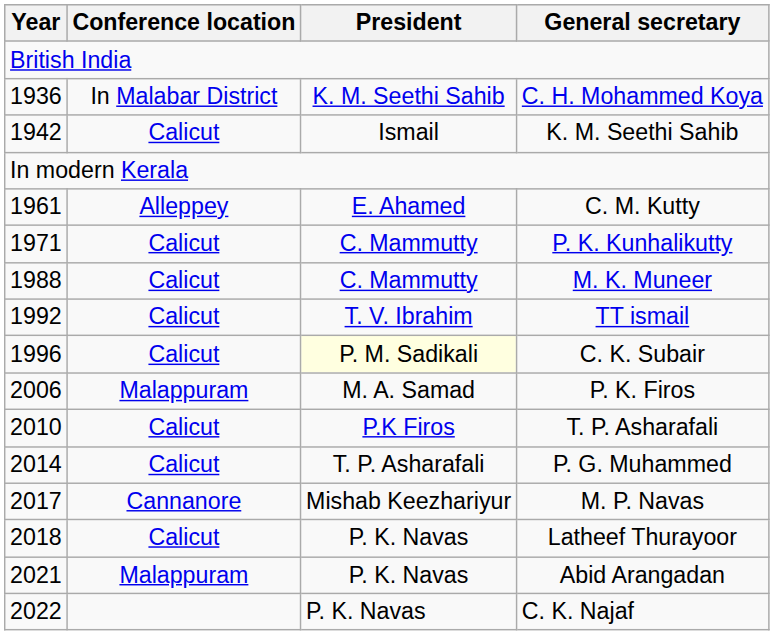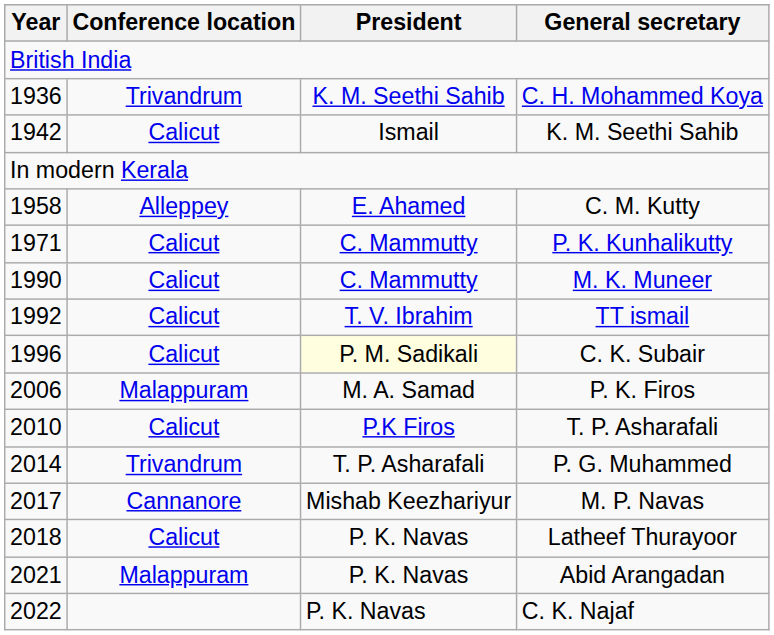(184, 96) In Malabar District -> (184, 96) Trivandrum
(36, 206) 1961 -> (36, 206) 1958
(36, 280) 1988 -> (36, 280) 1990
(184, 464) Calicut -> (184, 464) Trivandrum
